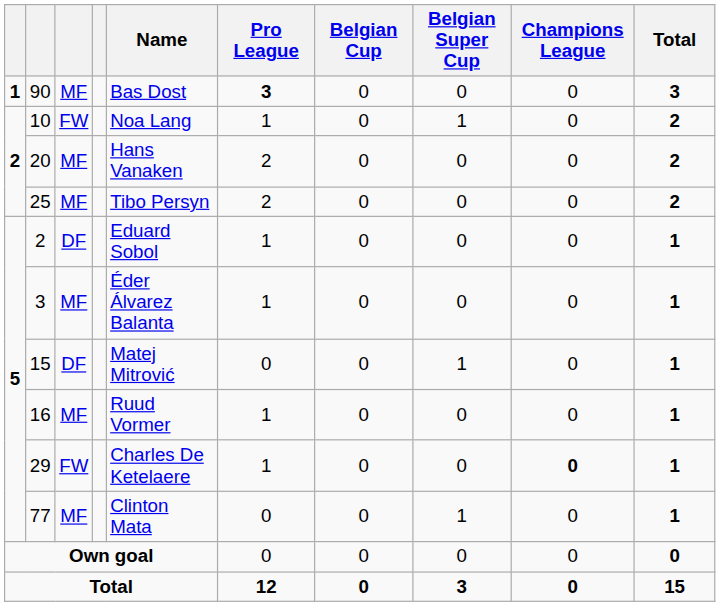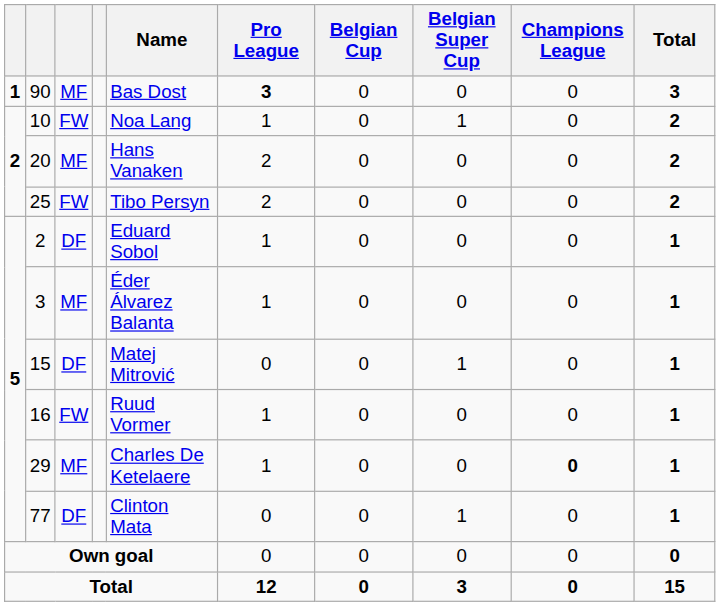(74, 201) MF -> (74, 201) FW
(74, 414) MF -> (74, 414) FW
(74, 465) FW -> (74, 465) MF
(74, 516) MF -> (74, 516) DF
